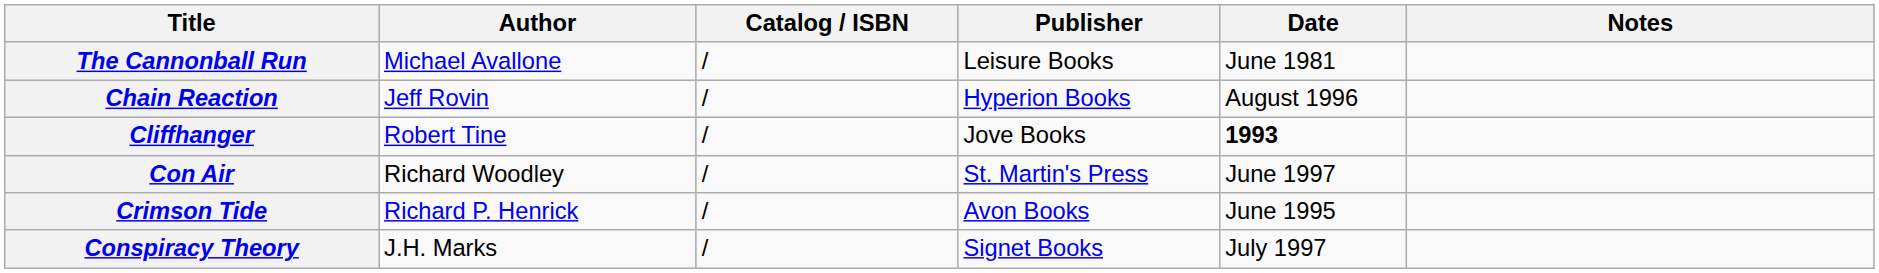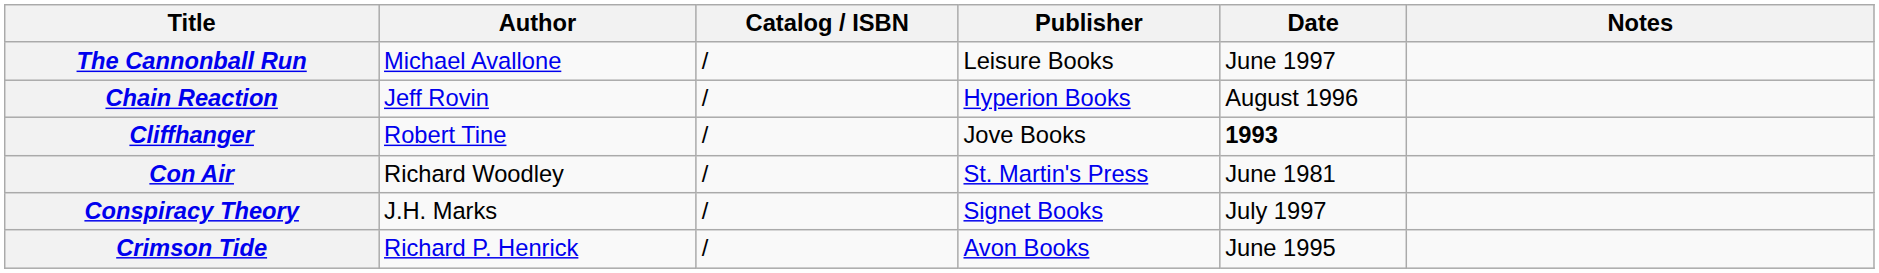(1280, 60) June 1981 -> (1280, 60) June 1997
(1280, 173) June 1997 -> (1280, 173) June 1981
rows swapped: (192, 248) <-> (192, 211)
